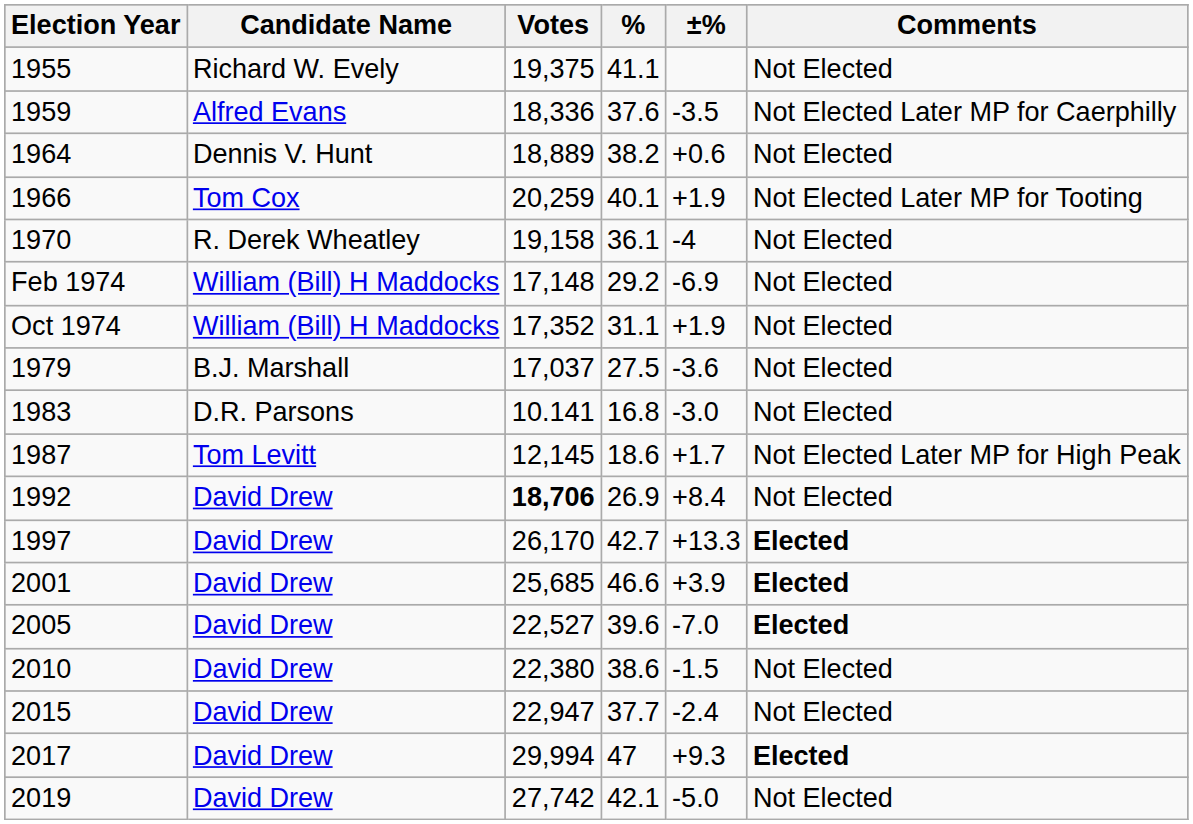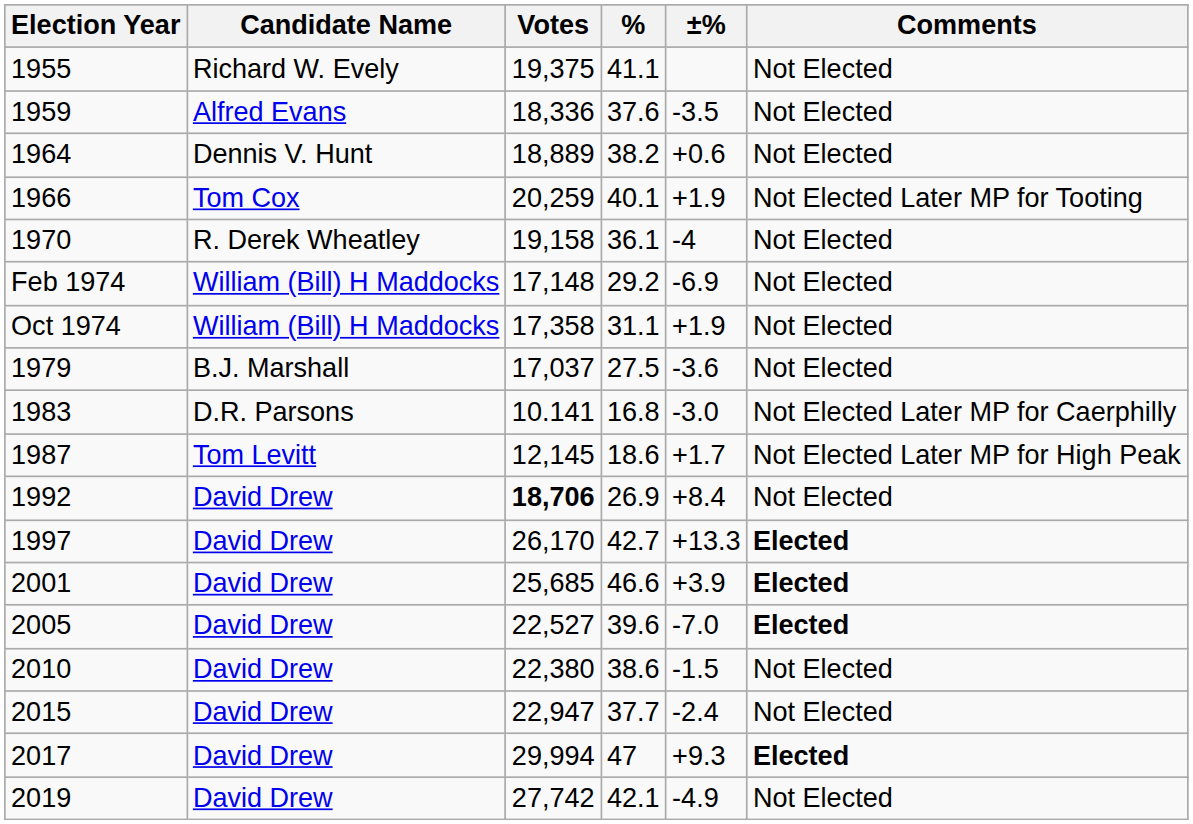(965, 111) Not Elected Later MP for Caerphilly -> (823, 111) Not Elected
(553, 326) 17,352 -> (553, 326) 17,358
(823, 411) Not Elected -> (965, 411) Not Elected Later MP for Caerphilly
(695, 797) -5.0 -> (695, 797) -4.9
